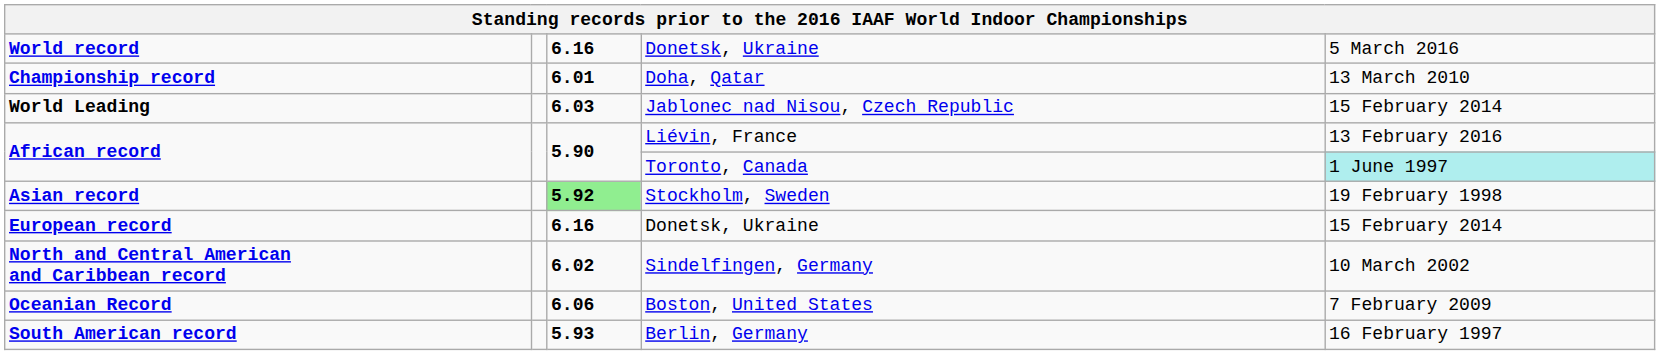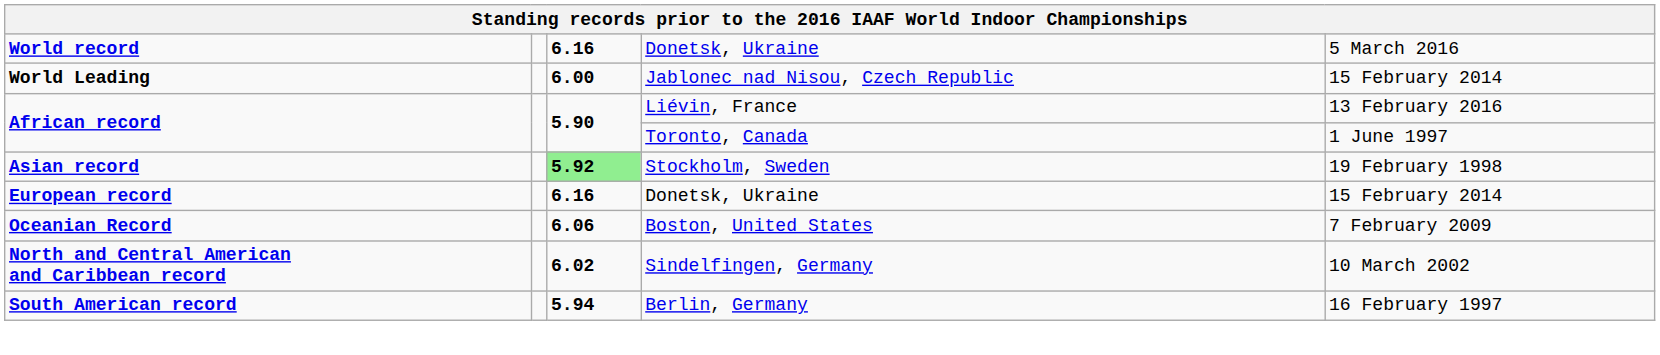- row: (112, 78)
(573, 108) 6.03 -> (573, 78) 6.00
(1389, 167) paleturquoise background -> (1389, 137) no background
rows swapped: (150, 265) <-> (90, 305)
(573, 335) 5.93 -> (573, 305) 5.94
